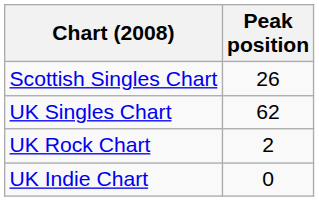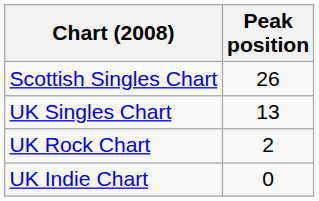(268, 111) 62 -> (268, 111) 13
